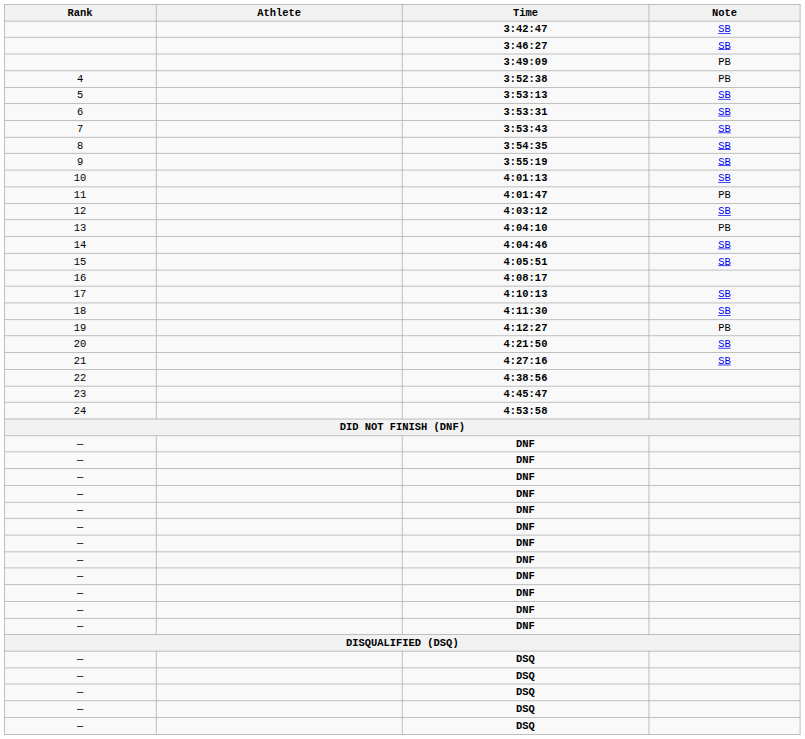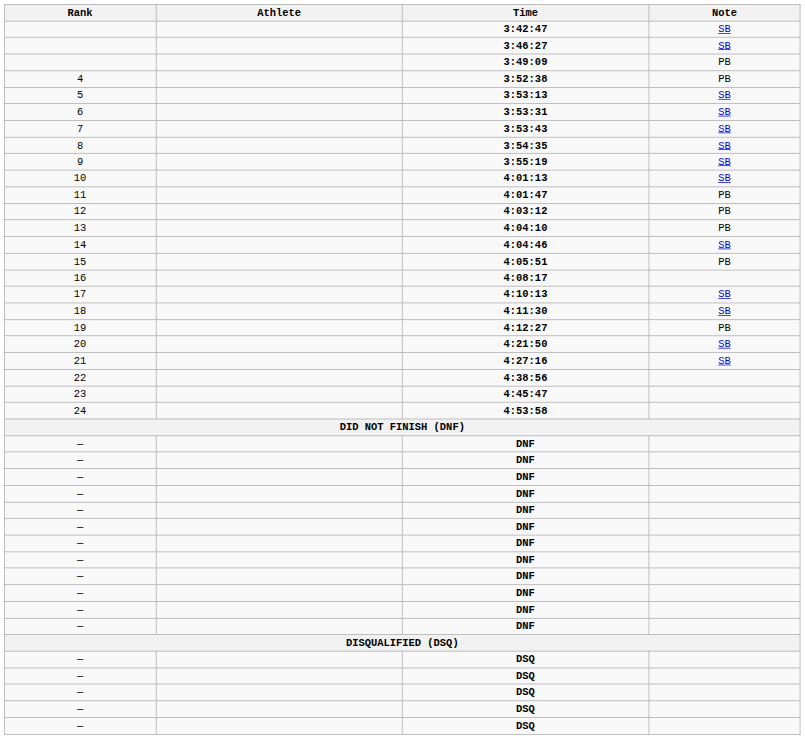(724, 212) SB -> (724, 212) PB
(724, 262) SB -> (724, 262) PB
